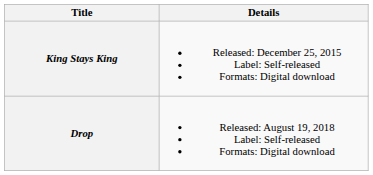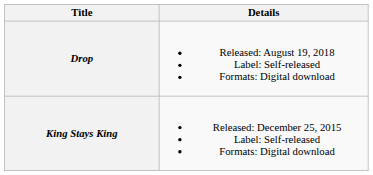rows swapped: (82, 58) <-> (82, 133)
